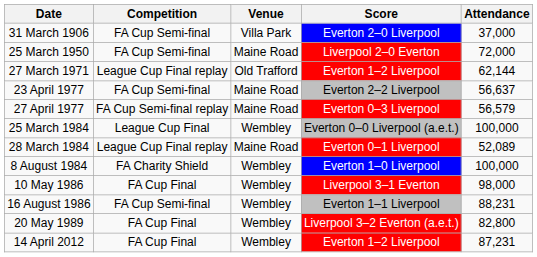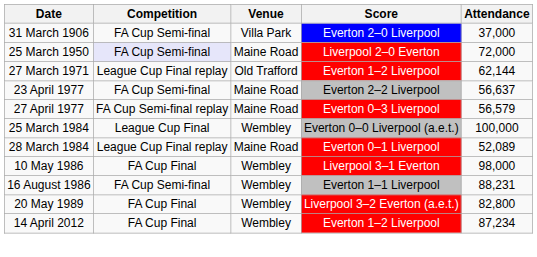(162, 52) no background -> (162, 52) lavender background
- row: (49, 166)
(497, 242) 87,231 -> (497, 223) 87,234
